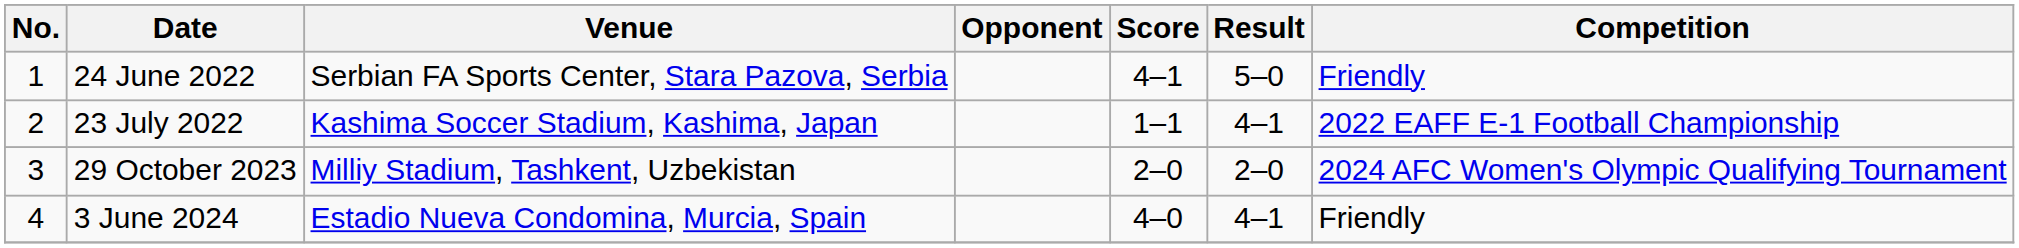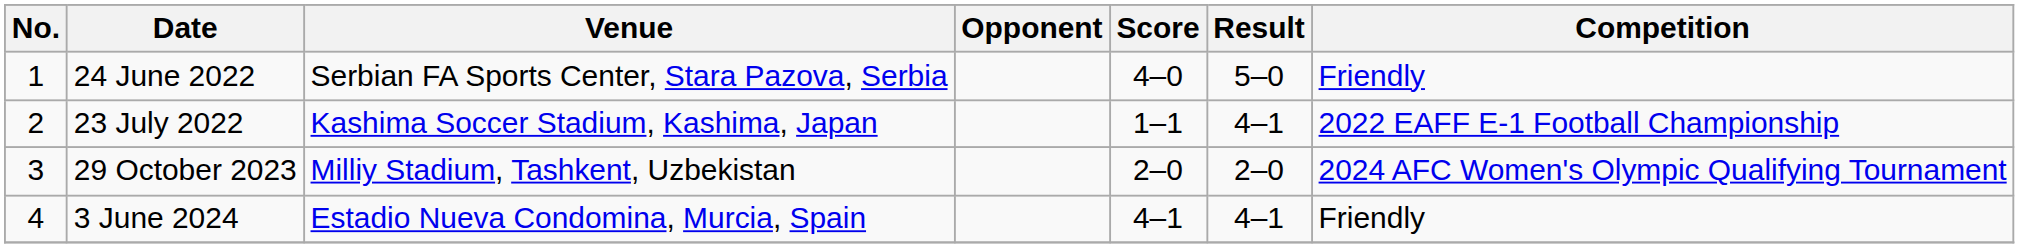(1158, 75) 4–1 -> (1158, 75) 4–0
(1158, 218) 4–0 -> (1158, 218) 4–1
